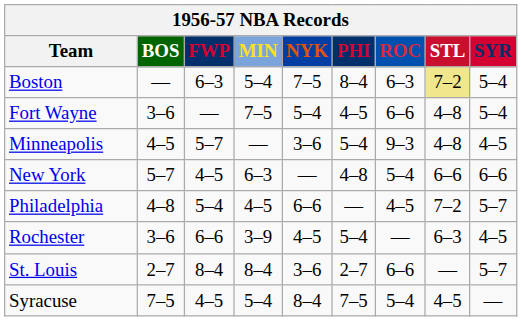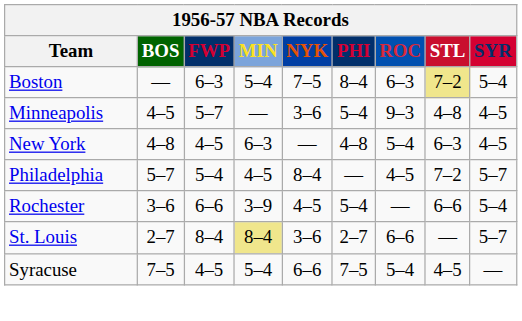- row: (53, 113)
(161, 175) 5–7 -> (161, 144) 4–8
(448, 175) 6–6 -> (448, 144) 6–3
(493, 175) 6–6 -> (493, 144) 4–5
(161, 206) 4–8 -> (161, 175) 5–7
(307, 206) 6–6 -> (307, 175) 8–4
(448, 237) 6–3 -> (448, 206) 6–6
(493, 237) 4–5 -> (493, 206) 5–4
(258, 268) no background -> (258, 237) khaki background
(307, 299) 8–4 -> (307, 268) 6–6
